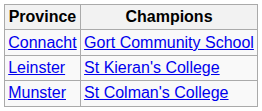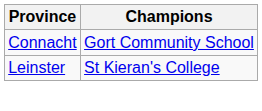- row: (37, 93)
